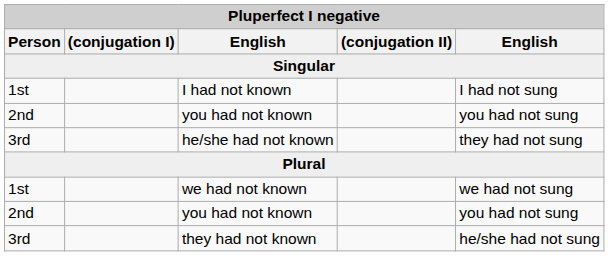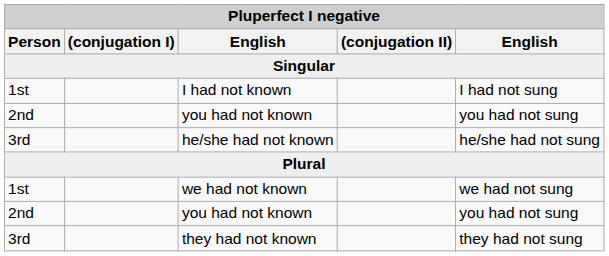(521, 139) they had not sung -> (530, 139) he/she had not sung
(530, 238) he/she had not sung -> (521, 238) they had not sung
